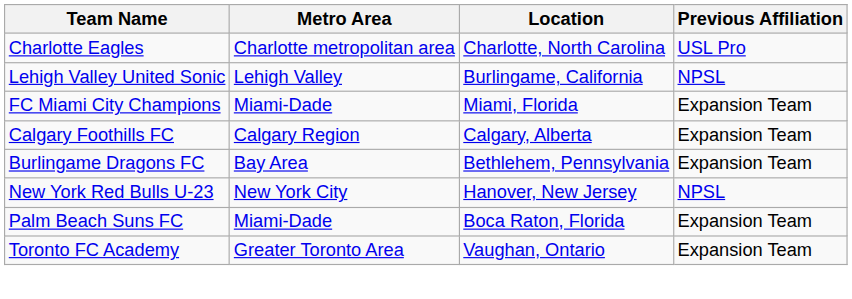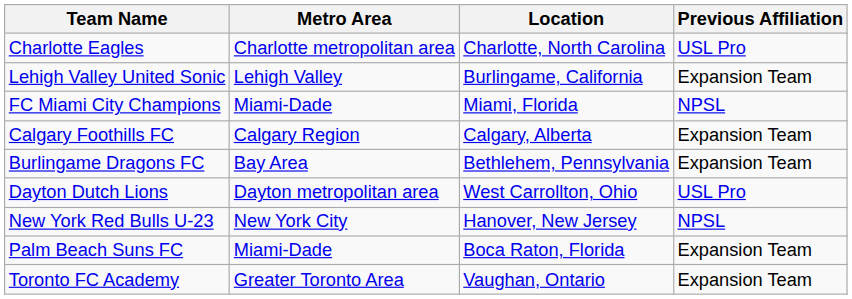(701, 76) NPSL -> (745, 76) Expansion Team
(745, 105) Expansion Team -> (701, 105) NPSL
+ row: (88, 192)
